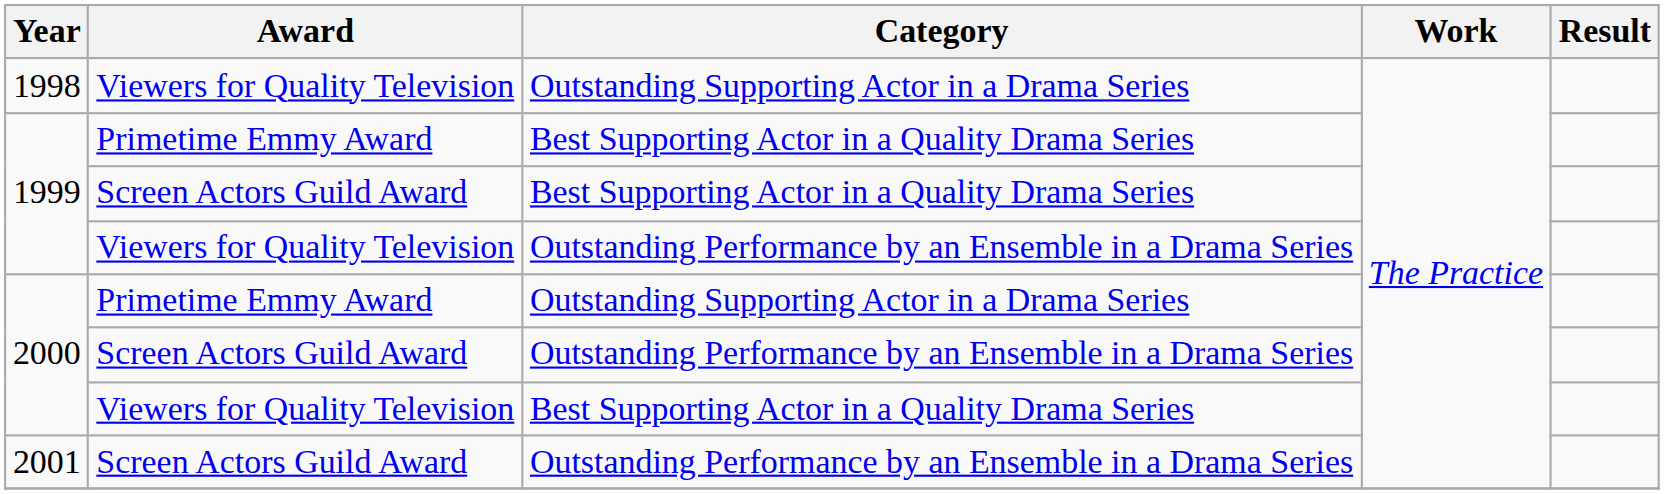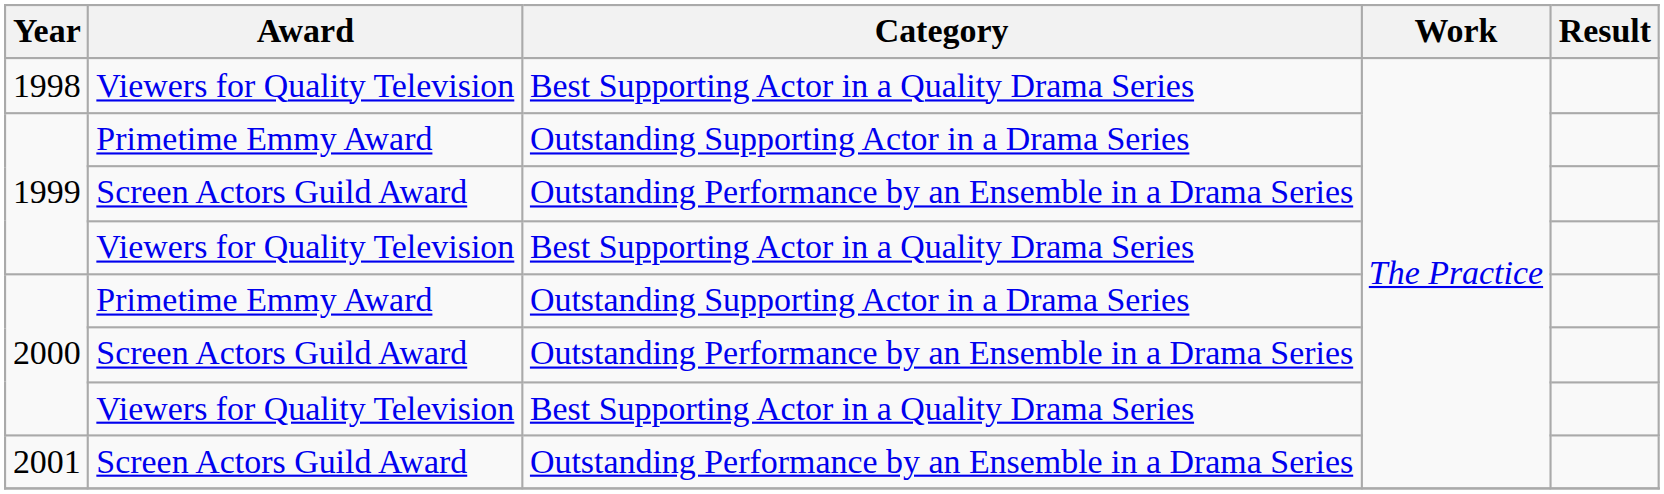(860, 85) Outstanding Supporting Actor in a Drama Series -> (862, 85) Best Supporting Actor in a Quality Drama Series
(862, 138) Best Supporting Actor in a Quality Drama Series -> (860, 138) Outstanding Supporting Actor in a Drama Series
(862, 192) Best Supporting Actor in a Quality Drama Series -> (942, 192) Outstanding Performance by an Ensemble in a Drama Series
(942, 246) Outstanding Performance by an Ensemble in a Drama Series -> (862, 246) Best Supporting Actor in a Quality Drama Series
